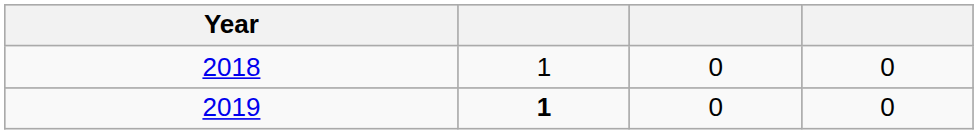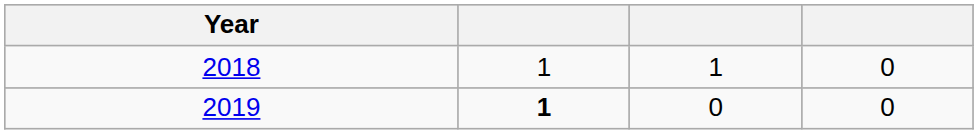(716, 66) 0 -> (716, 66) 1
